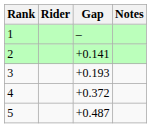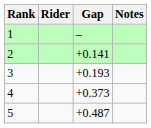(93, 93) +0.372 -> (93, 93) +0.373
